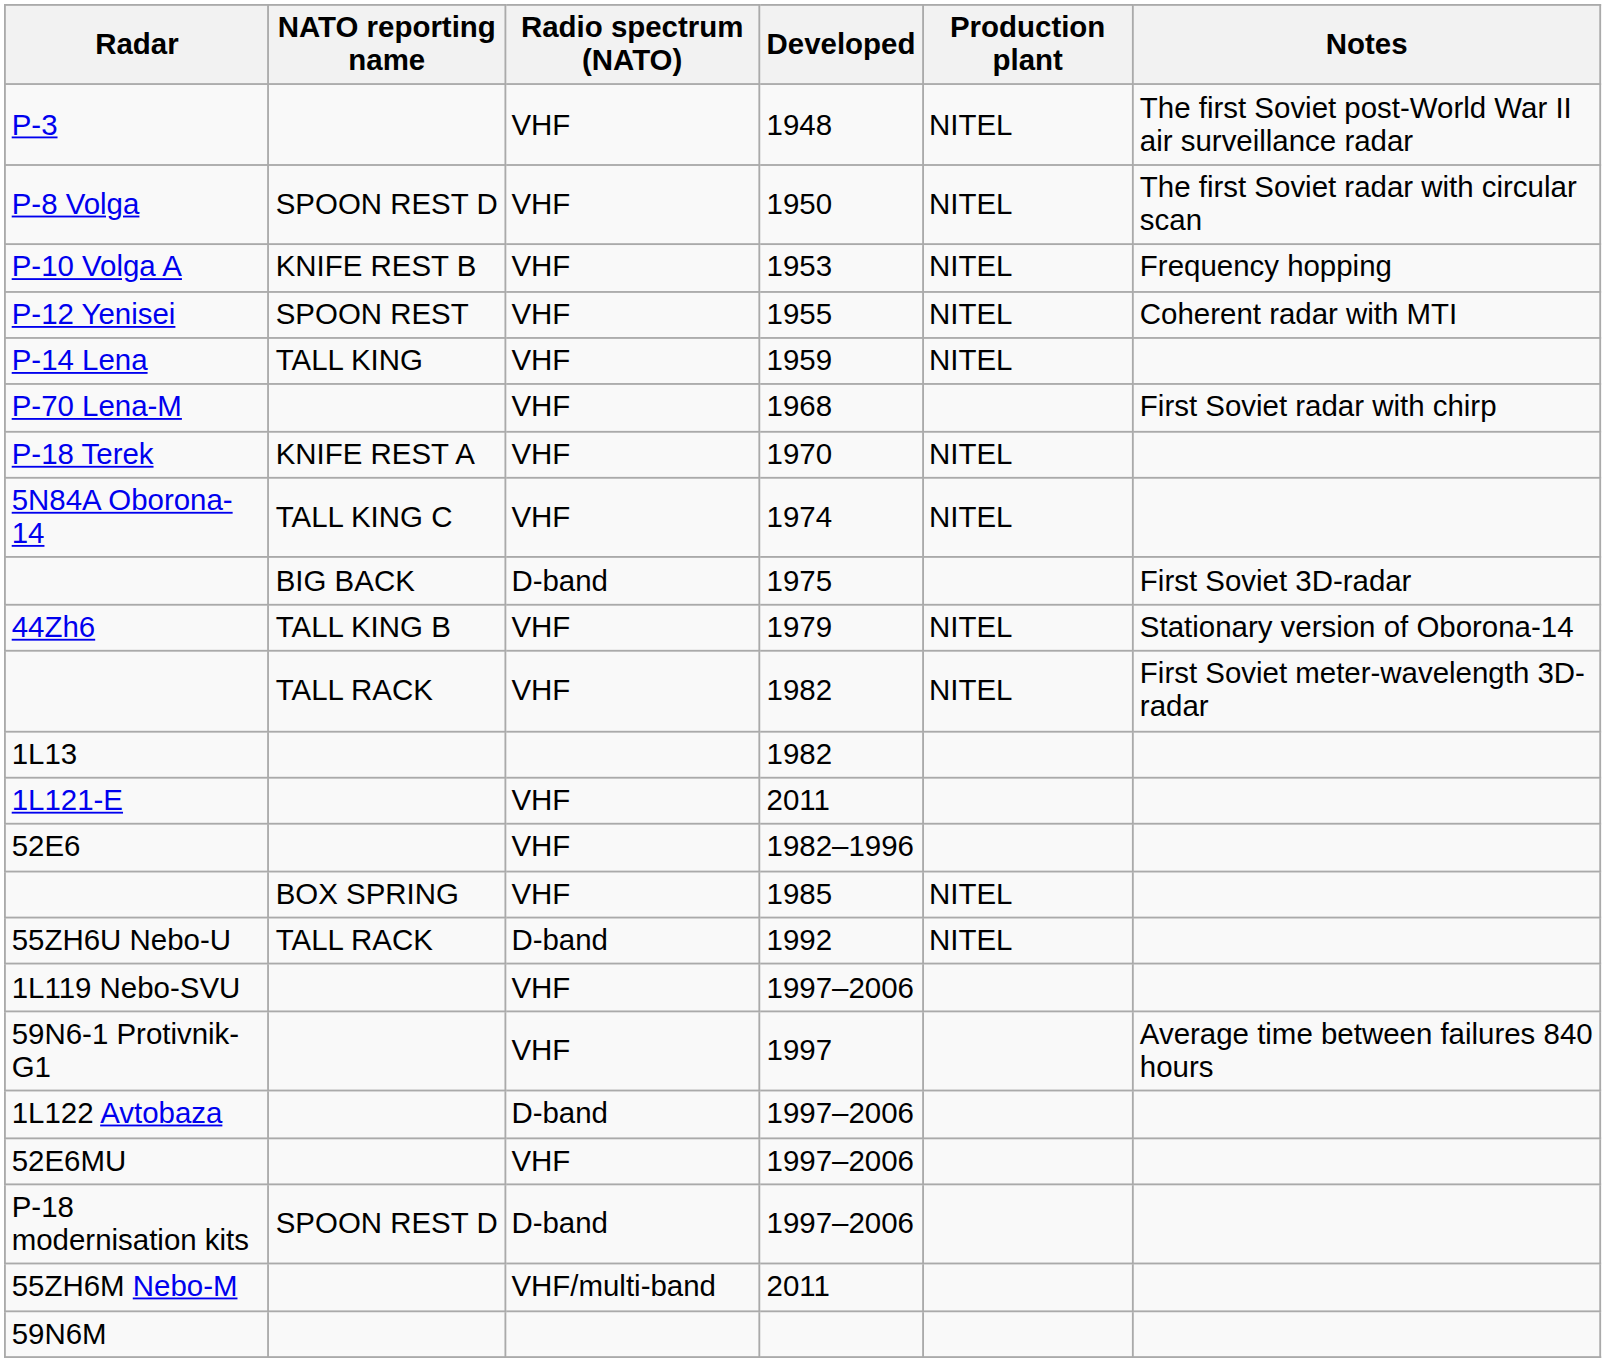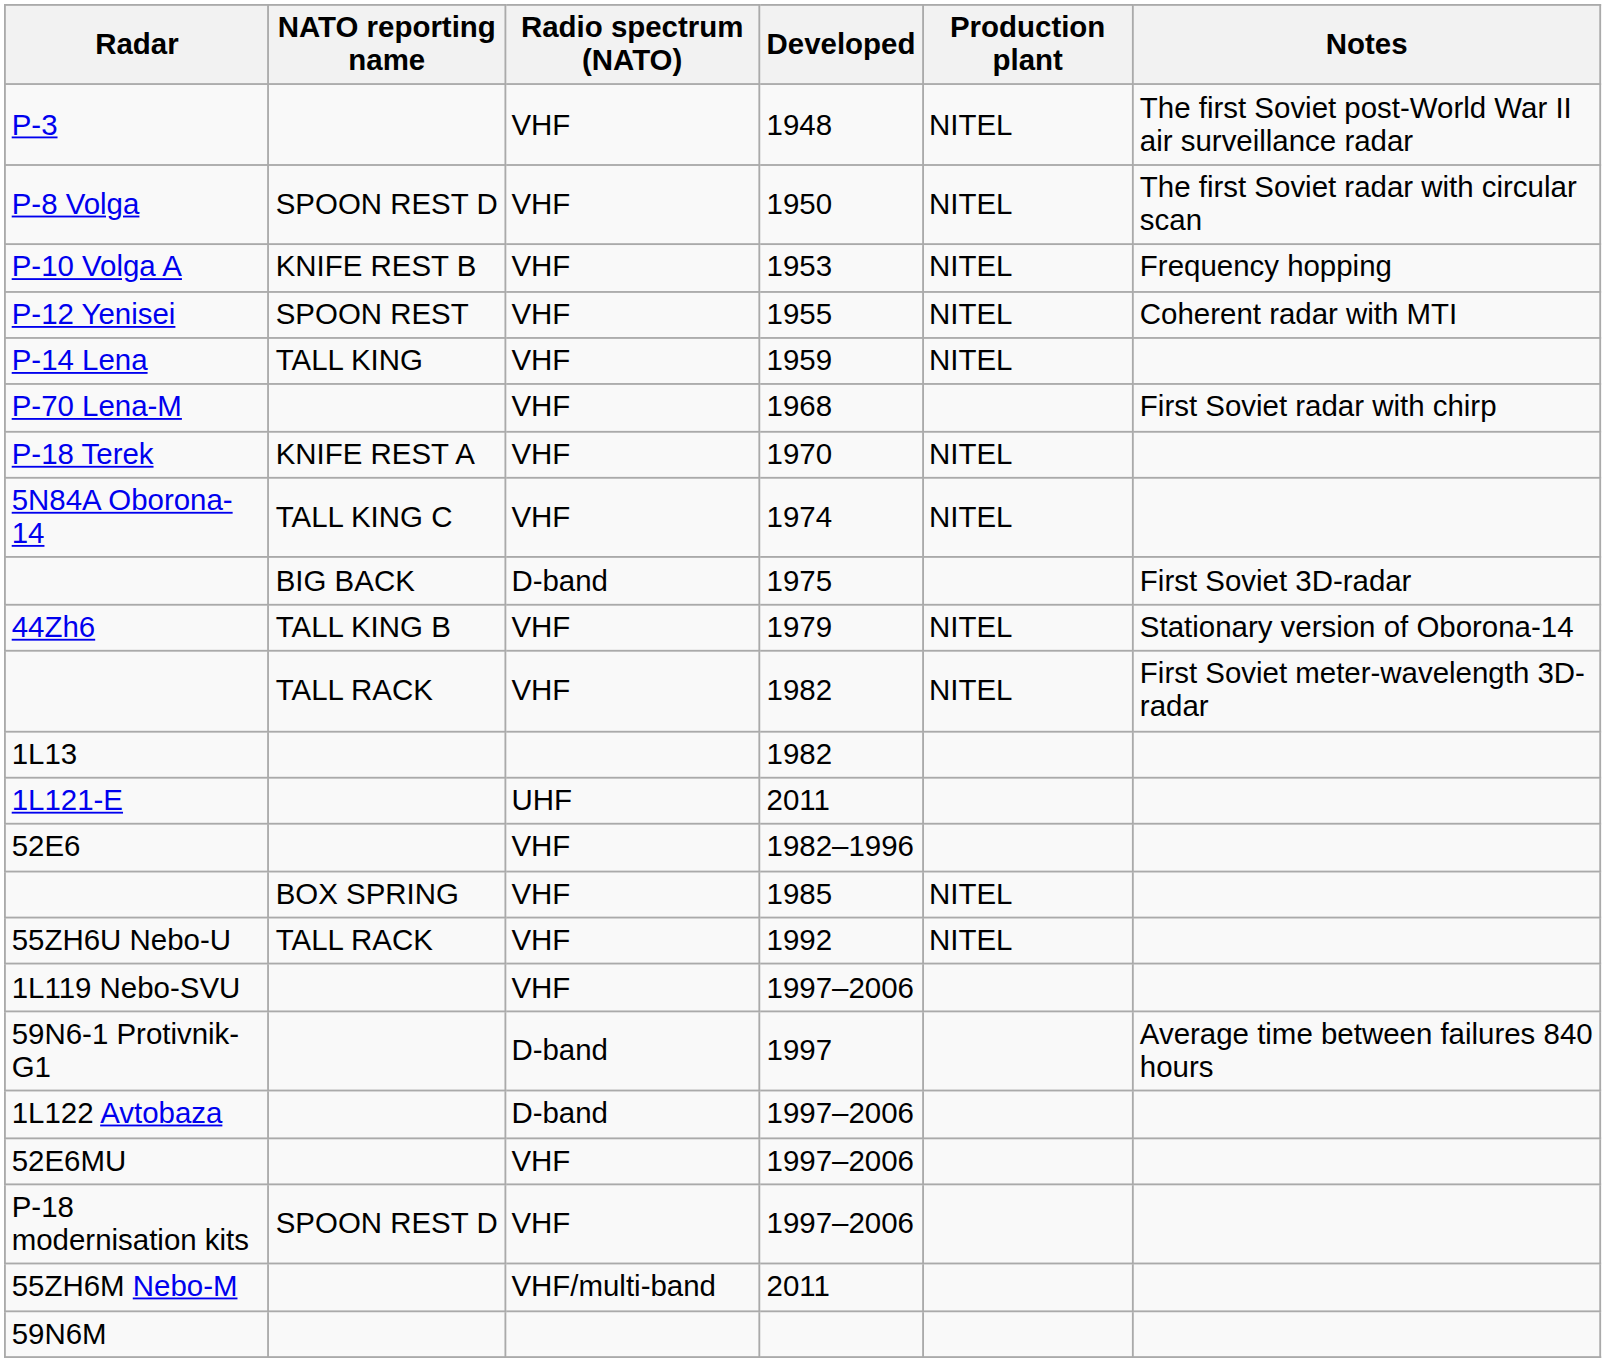(541, 800) VHF -> (542, 800) UHF
(560, 940) D-band -> (541, 940) VHF
(541, 1050) VHF -> (560, 1050) D-band
(560, 1223) D-band -> (541, 1223) VHF
